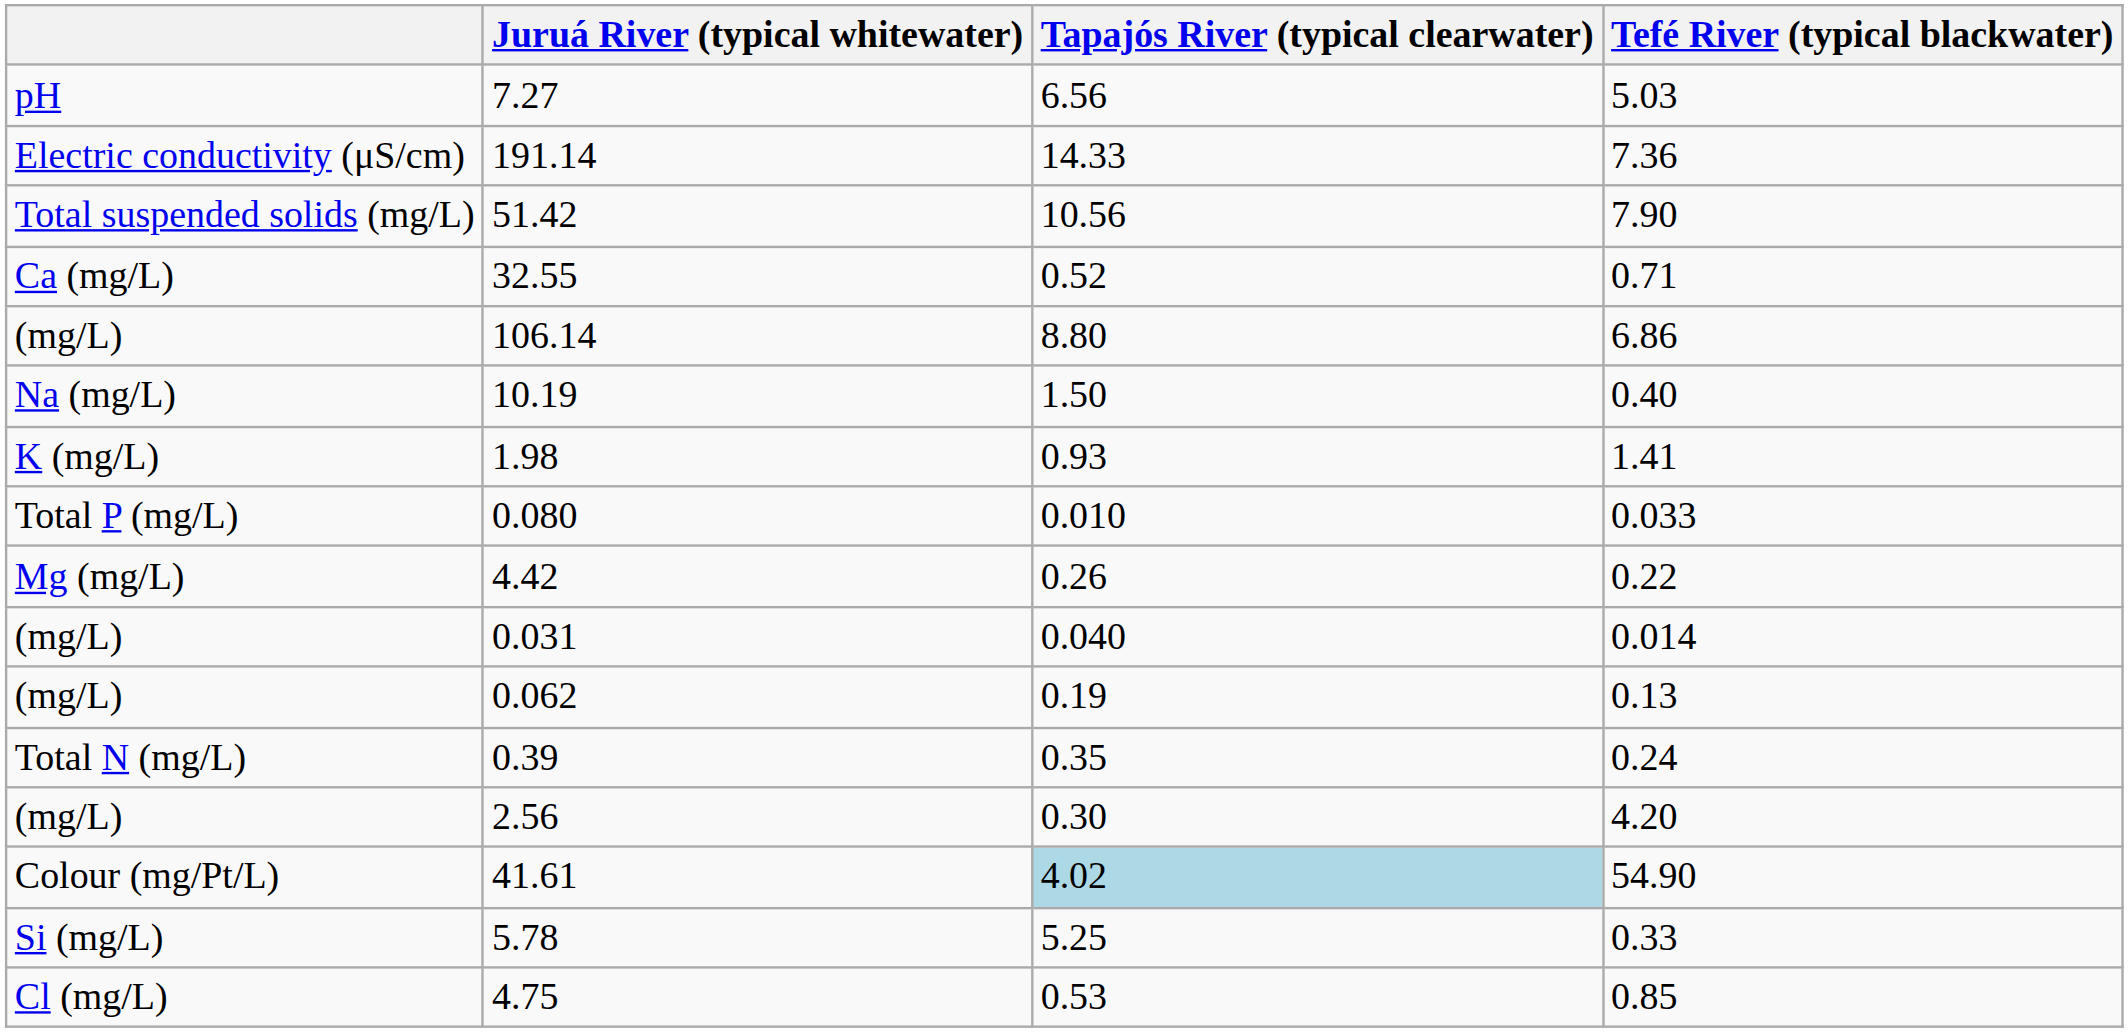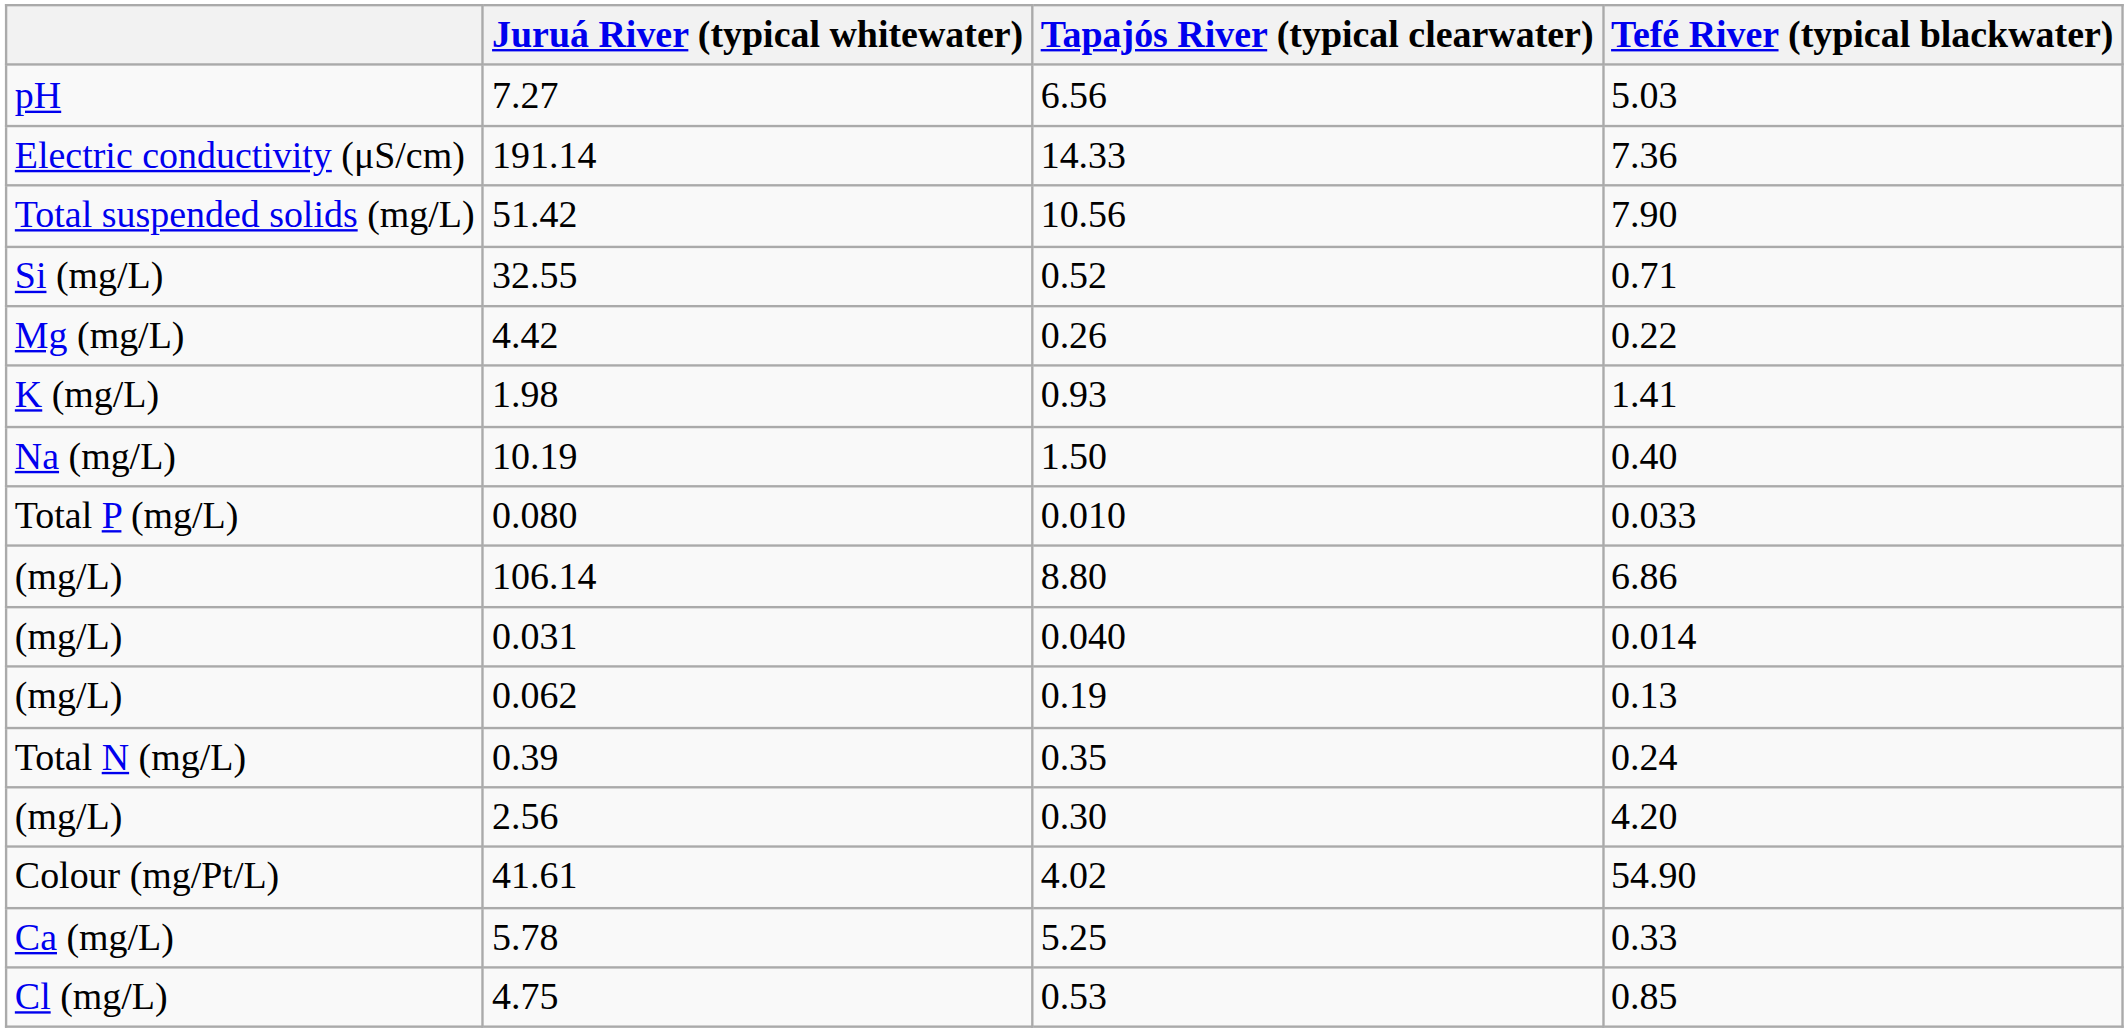(94, 275) Ca (mg/L) -> (89, 275) Si (mg/L)
rows swapped: (525, 575) <-> (544, 335)
rows swapped: (535, 395) <-> (525, 455)
(1074, 876) lightblue background -> (1074, 876) no background
(89, 936) Si (mg/L) -> (94, 936) Ca (mg/L)
